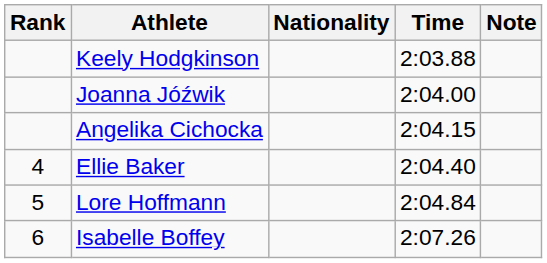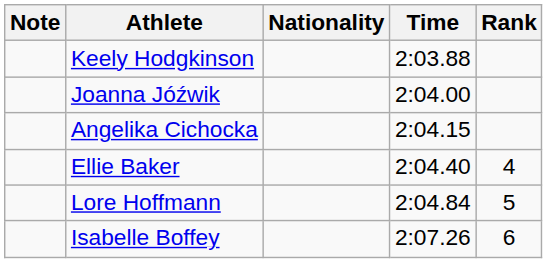columns swapped: (38, 22) <-> (512, 22)
